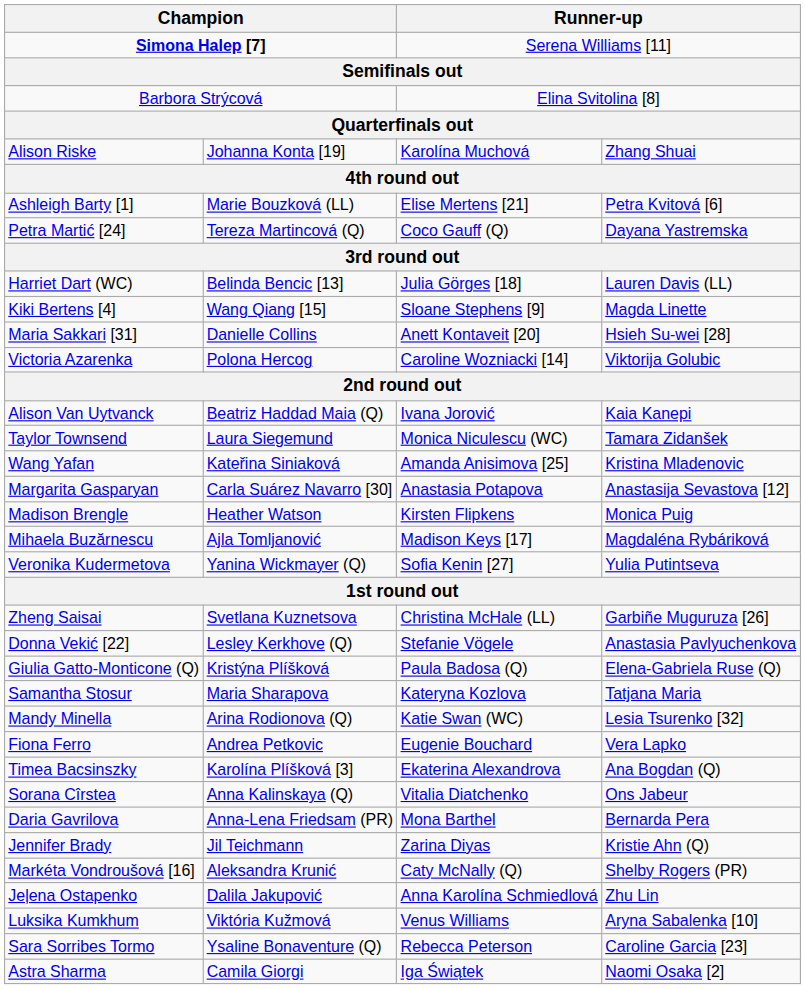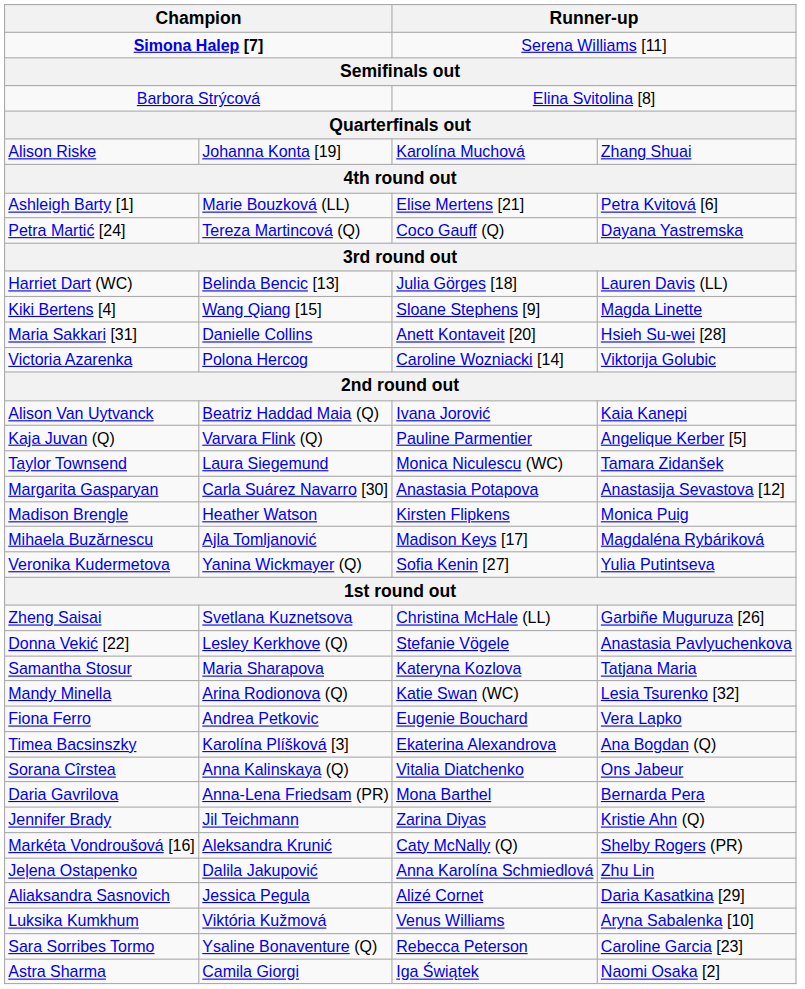+ row: (62, 439)
- row: (51, 464)
- row: (104, 669)
+ row: (89, 896)
